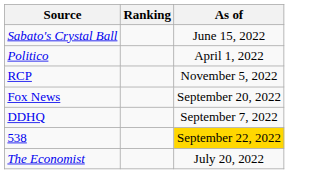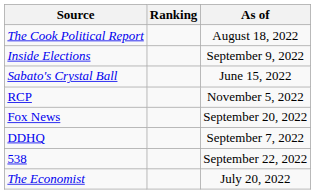+ row: (76, 35)
+ row: (49, 55)
- row: (28, 55)
(229, 138) gold background -> (255, 158) no background
